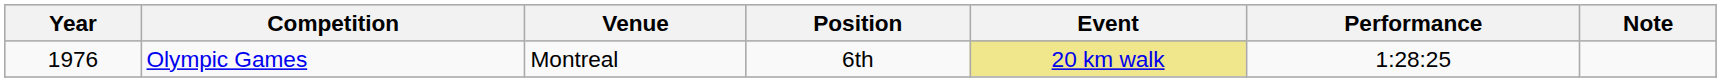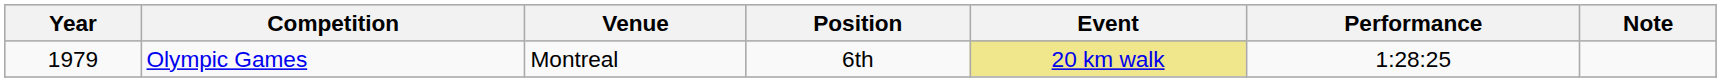(73, 59) 1976 -> (73, 59) 1979
